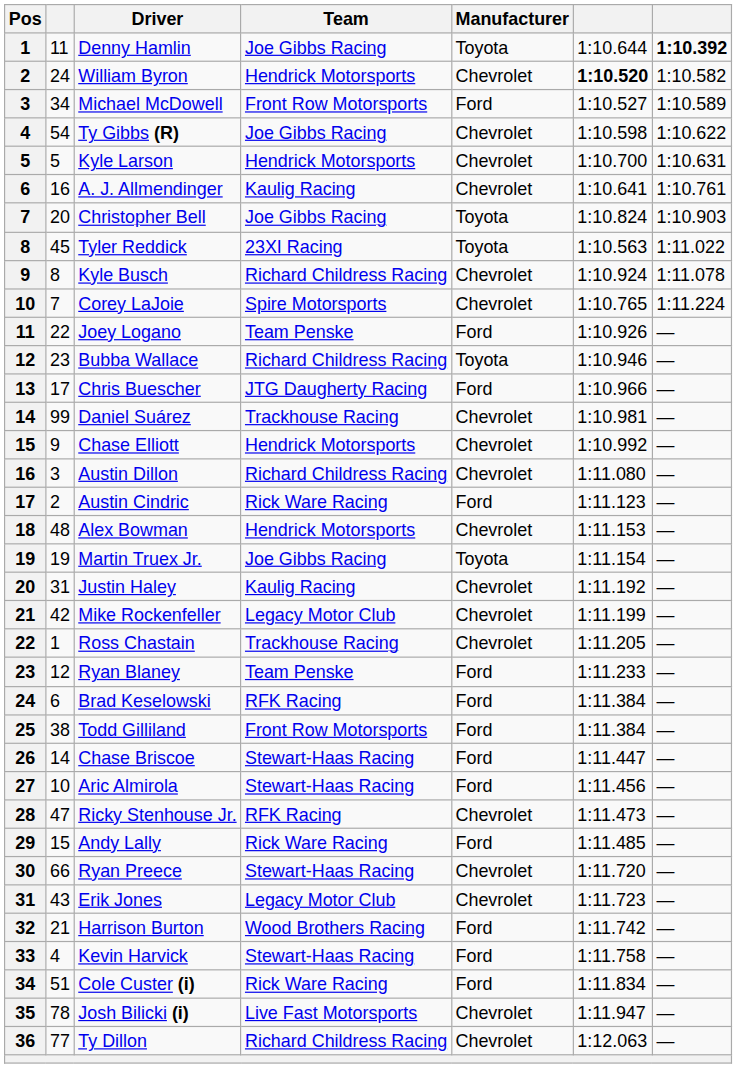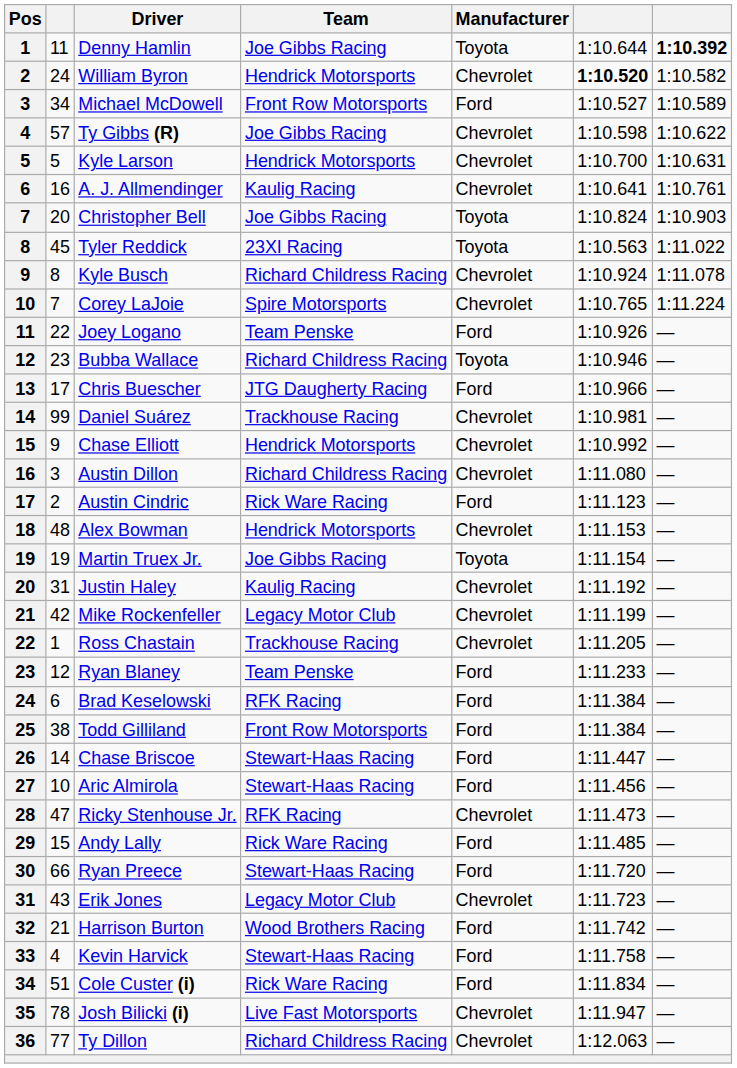(60, 133) 54 -> (60, 133) 57
(494, 871) Chevrolet -> (474, 871) Ford
